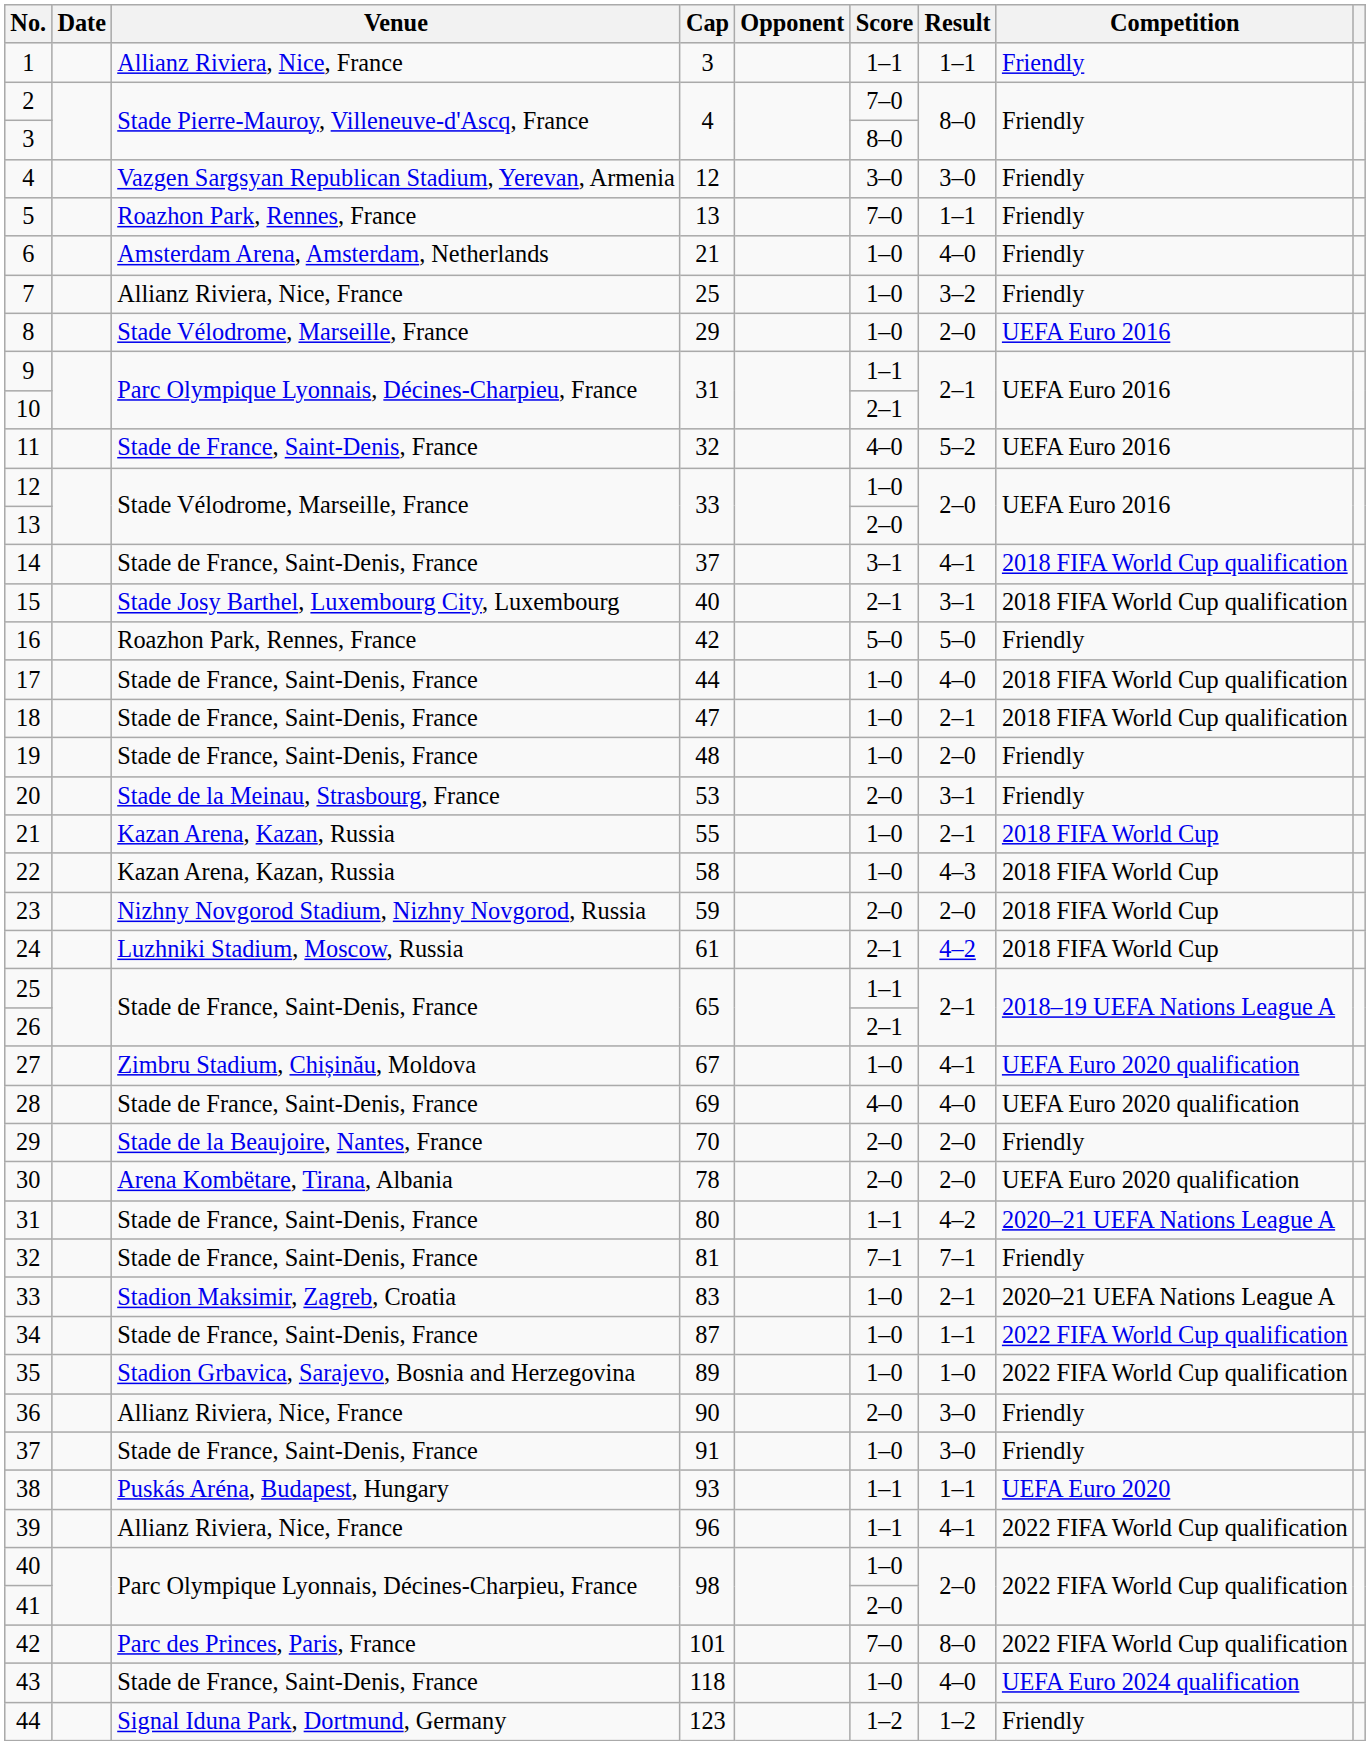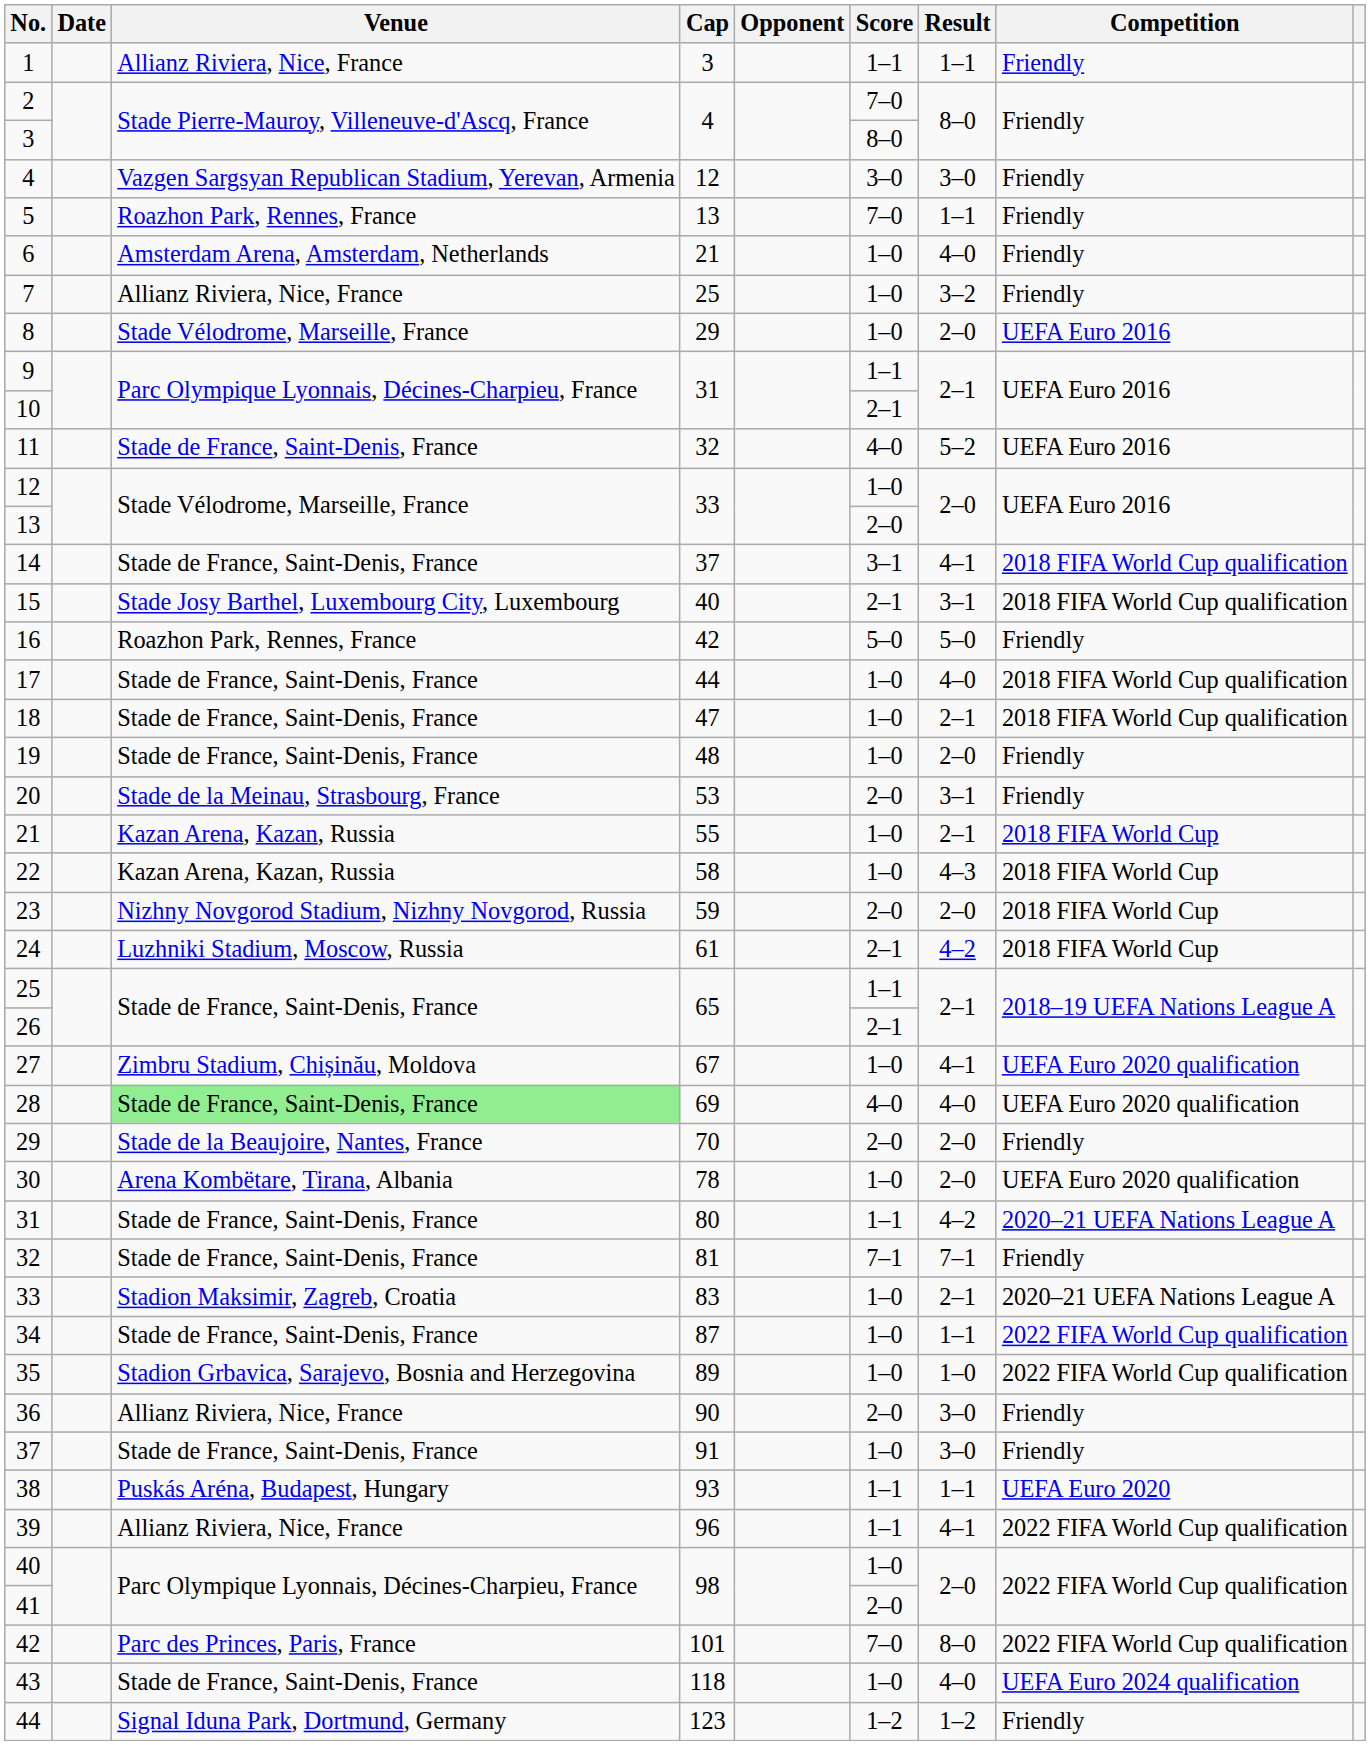(298, 1103) no background -> (298, 1103) lightgreen background
(884, 1180) 2–0 -> (884, 1180) 1–0
